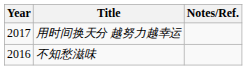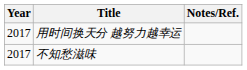(19, 54) 2016 -> (19, 54) 2017
